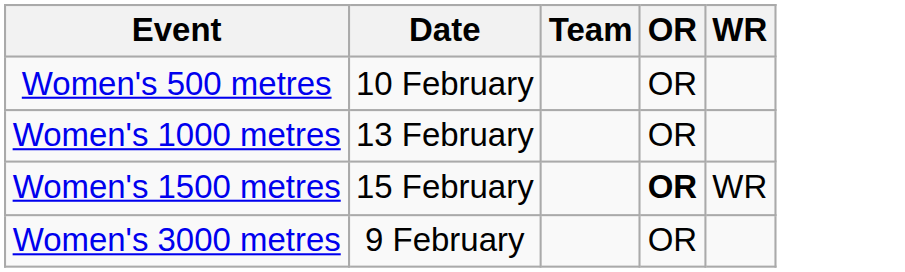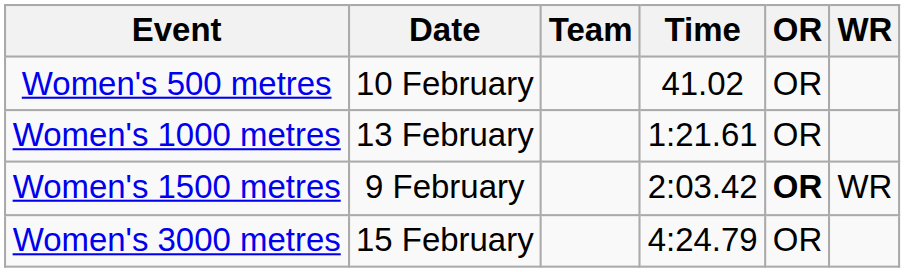+ column: (703, 30)
(445, 187) 15 February -> (445, 187) 9 February
(445, 239) 9 February -> (445, 239) 15 February
